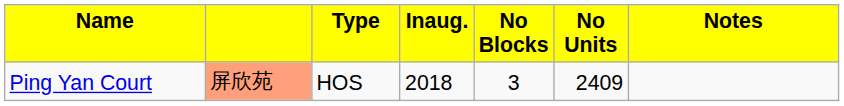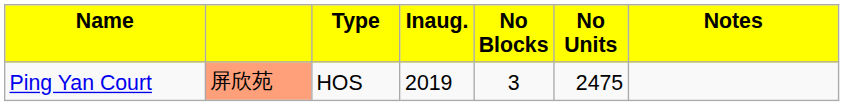(429, 83) 2018 -> (429, 83) 2019
(599, 83) 2409 -> (599, 83) 2475
